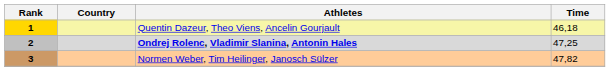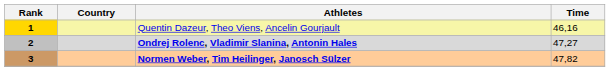(565, 28) 46,18 -> (565, 28) 46,16
(565, 43) 47,25 -> (565, 43) 47,27
(238, 59) normal -> (244, 59) bold
